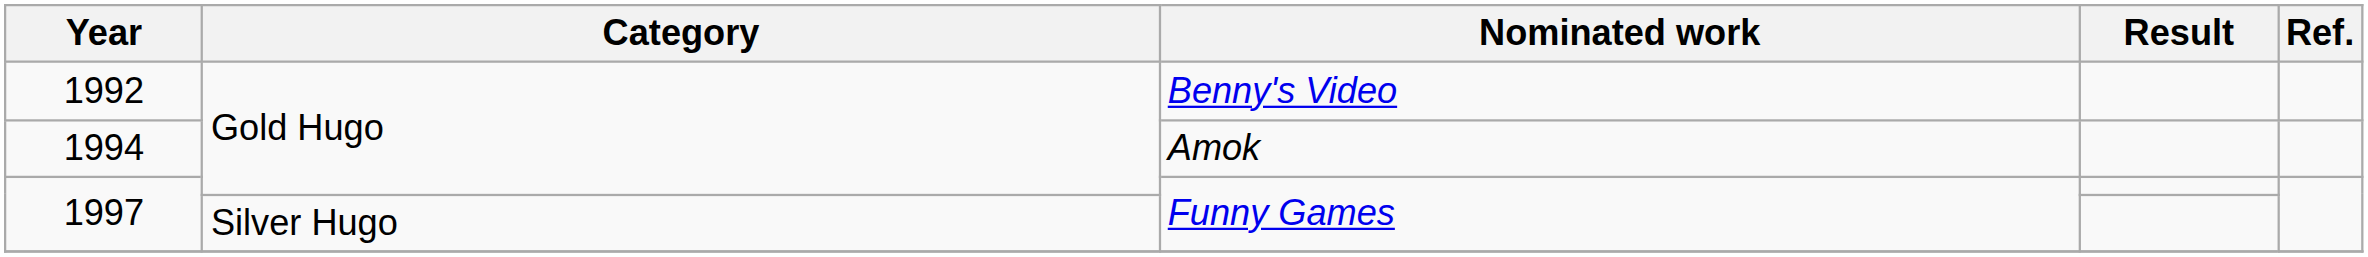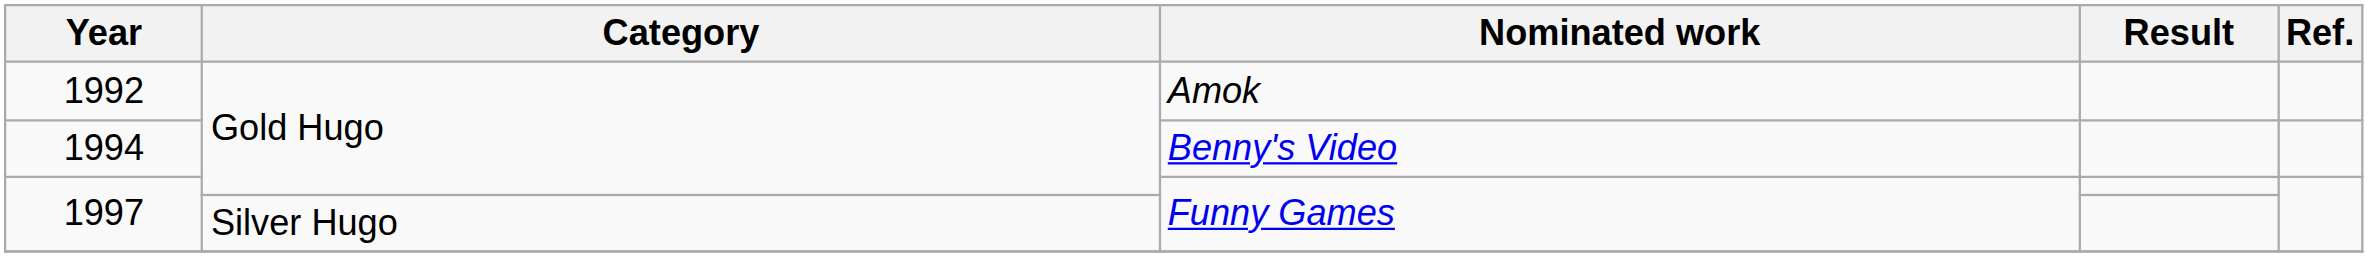(1282, 90) Benny's Video -> (1214, 90) Amok
(1214, 147) Amok -> (1282, 147) Benny's Video
